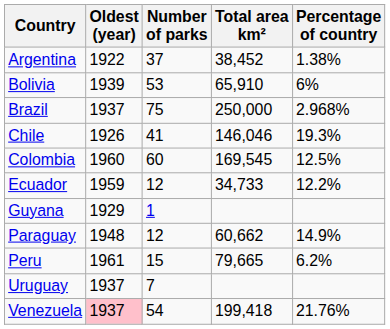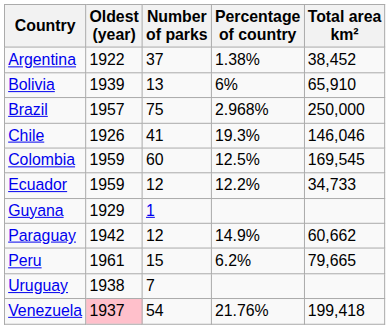columns swapped: (252, 25) <-> (339, 25)
(155, 85) 53 -> (155, 85) 13
(107, 110) 1937 -> (107, 110) 1957
(107, 160) 1960 -> (107, 160) 1959
(107, 235) 1948 -> (107, 235) 1942
(107, 286) 1937 -> (107, 286) 1938
